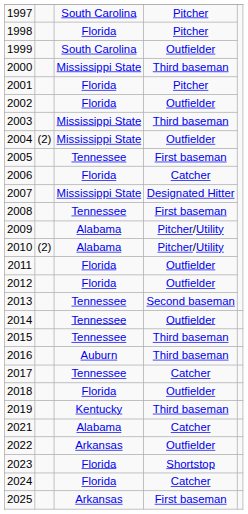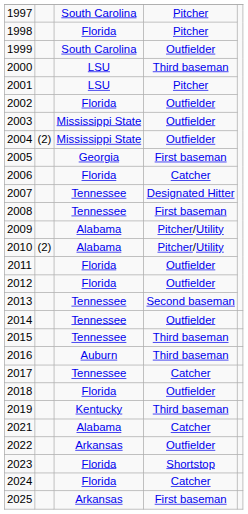(99, 67) Mississippi State -> (99, 67) LSU
(99, 85) Florida -> (99, 85) LSU
(191, 121) Third baseman -> (191, 121) Outfielder
(99, 157) Tennessee -> (99, 157) Georgia
(99, 193) Mississippi State -> (99, 193) Tennessee
